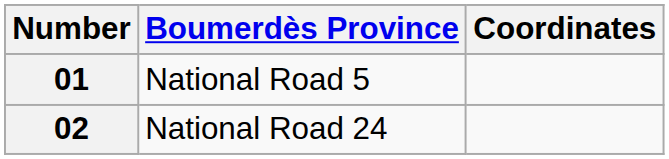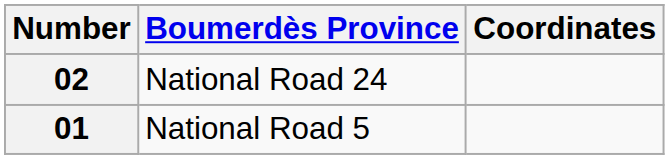rows swapped: (71, 79) <-> (71, 128)
